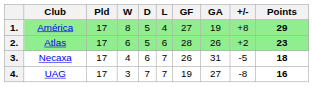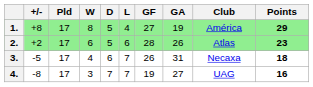columns swapped: (55, 12) <-> (243, 12)
